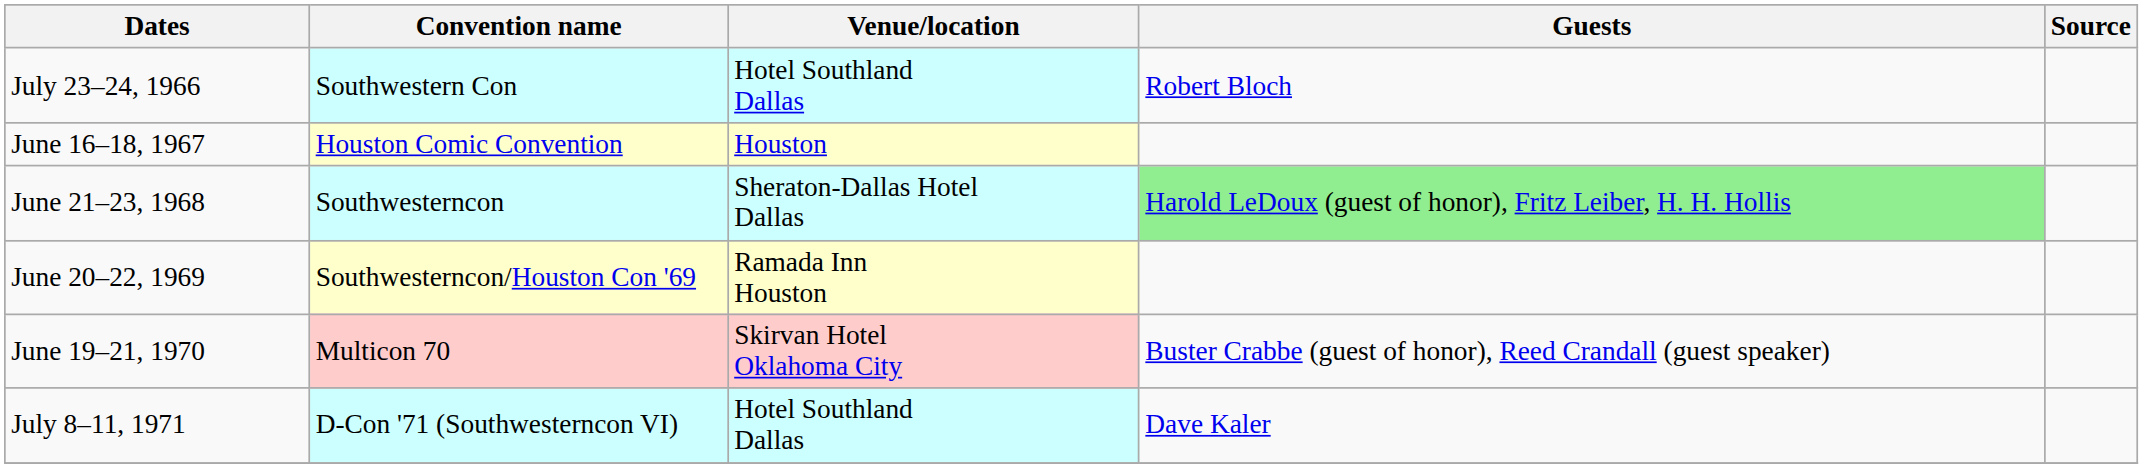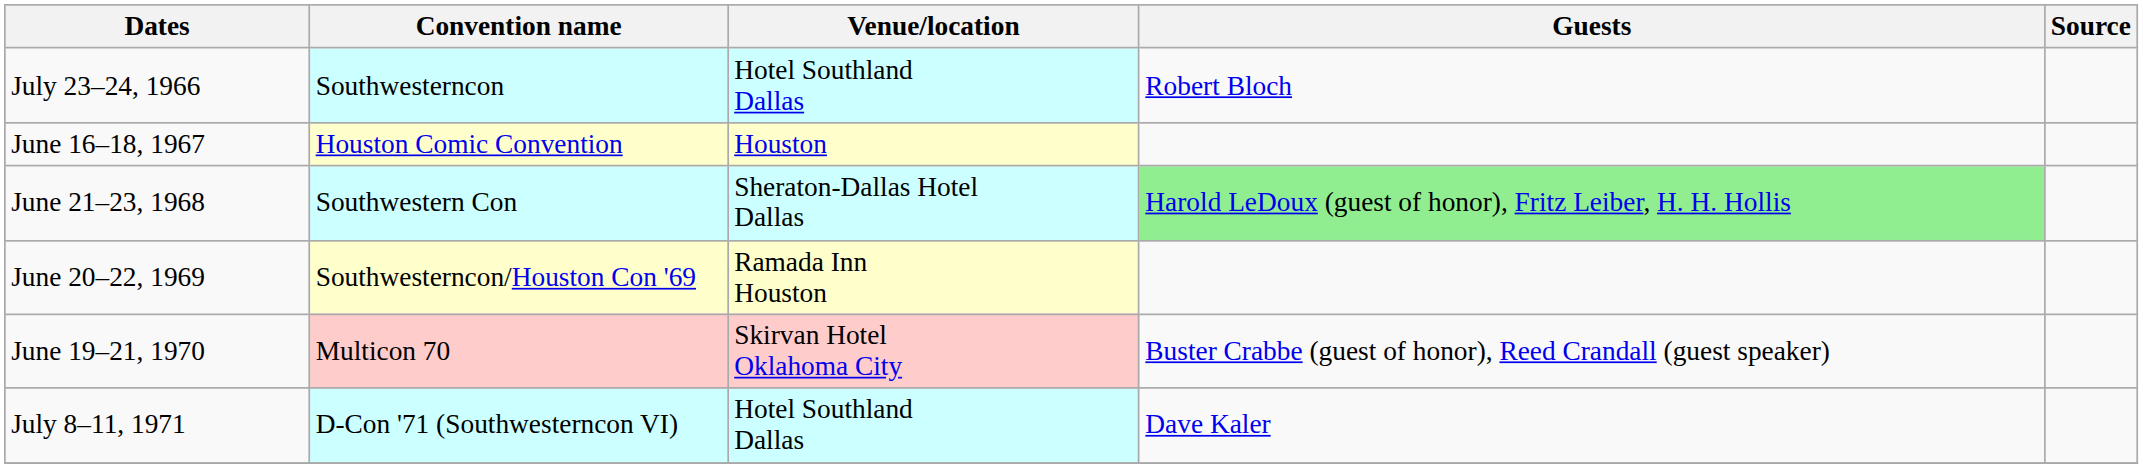(416, 84) Southwestern Con -> (410, 84) Southwesterncon
(410, 202) Southwesterncon -> (416, 202) Southwestern Con
